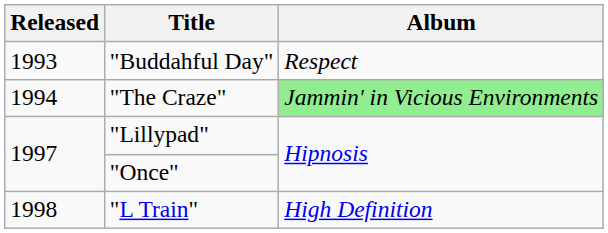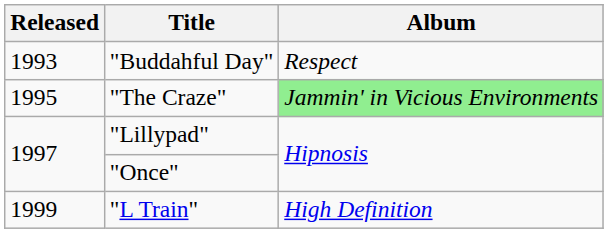(34, 97) 1994 -> (34, 97) 1995
(34, 209) 1998 -> (34, 209) 1999
